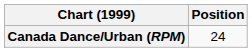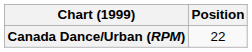(218, 36) 24 -> (218, 36) 22
